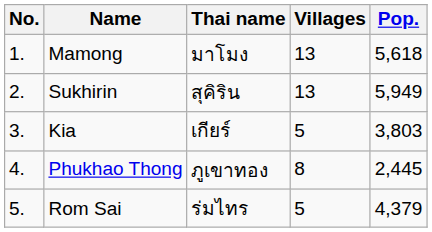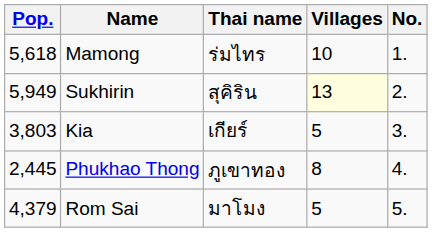columns swapped: (24, 19) <-> (398, 19)
(220, 54) มาโมง -> (237, 54) ร่มไทร
(305, 53) 13 -> (322, 53) 10
(305, 92) no background -> (322, 92) lightyellow background
(220, 208) ร่มไทร -> (237, 208) มาโมง
